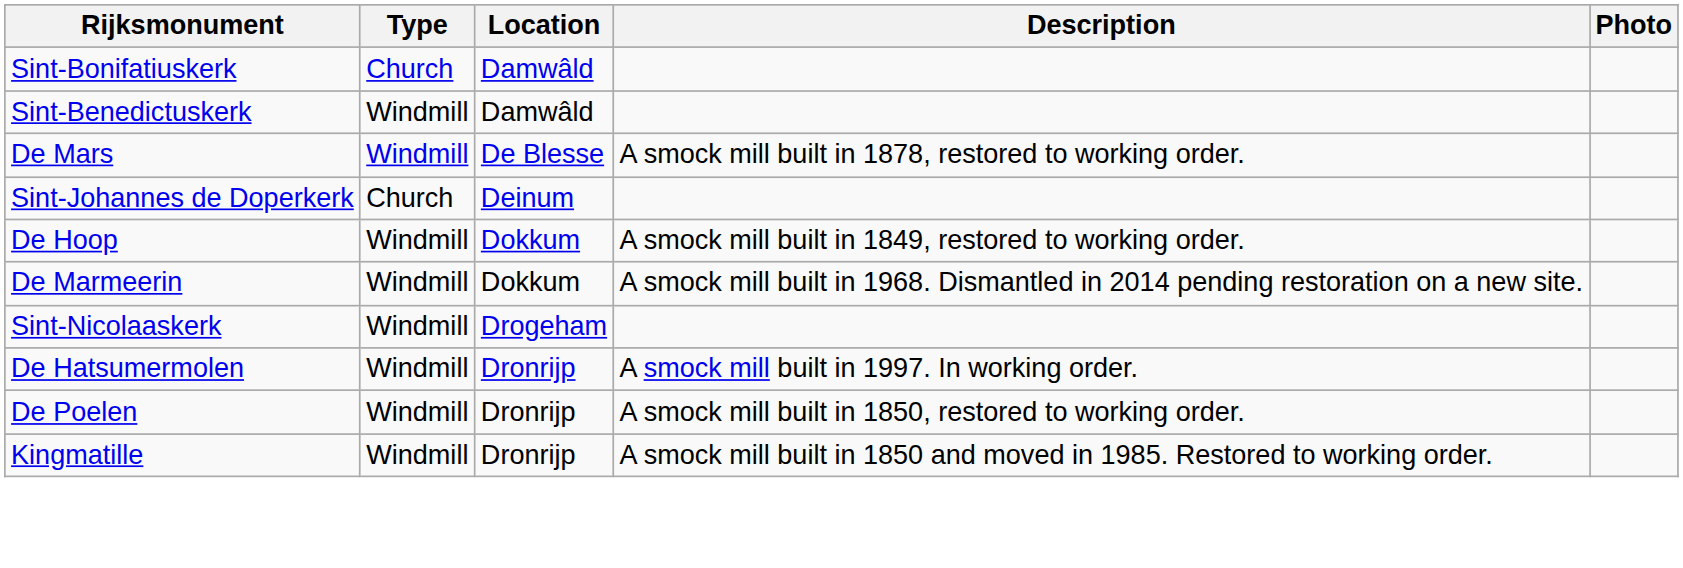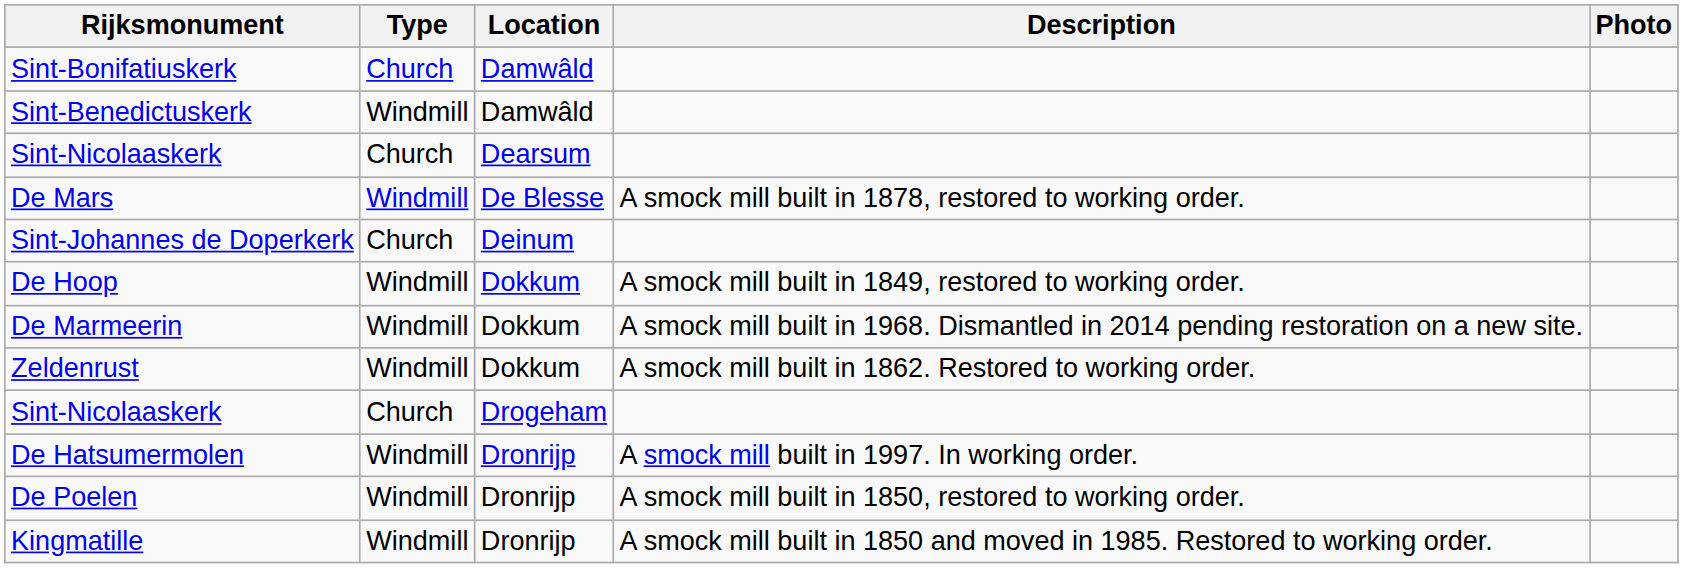+ row: (116, 154)
+ row: (75, 369)
(417, 326) Windmill -> (410, 411) Church
